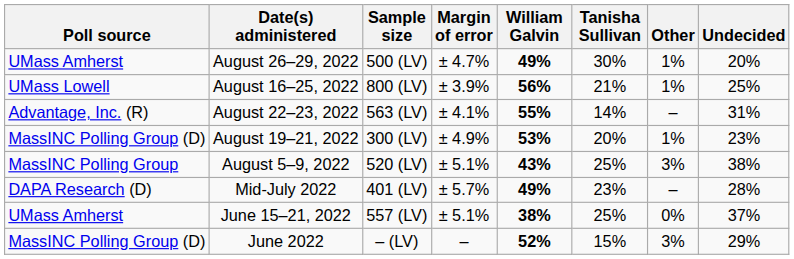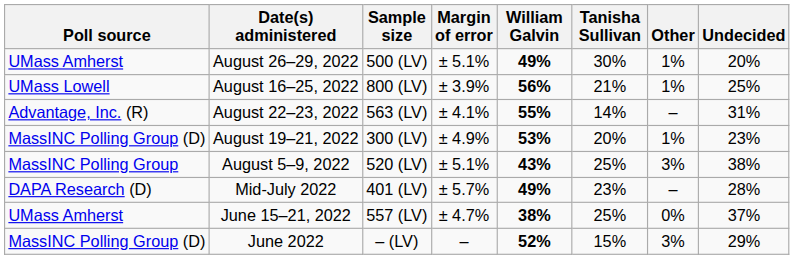(464, 62) ± 4.7% -> (464, 62) ± 5.1%
(464, 216) ± 5.1% -> (464, 216) ± 4.7%
